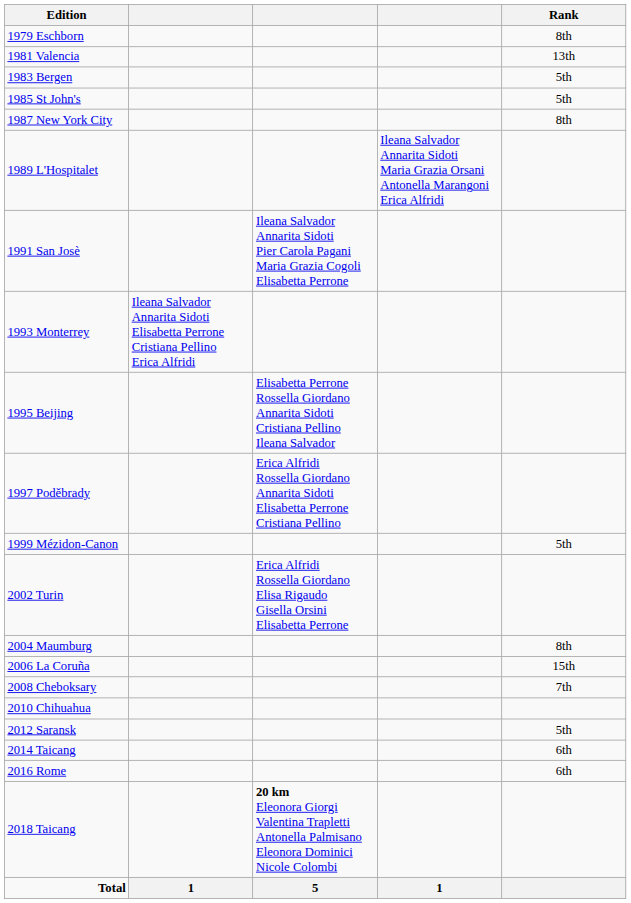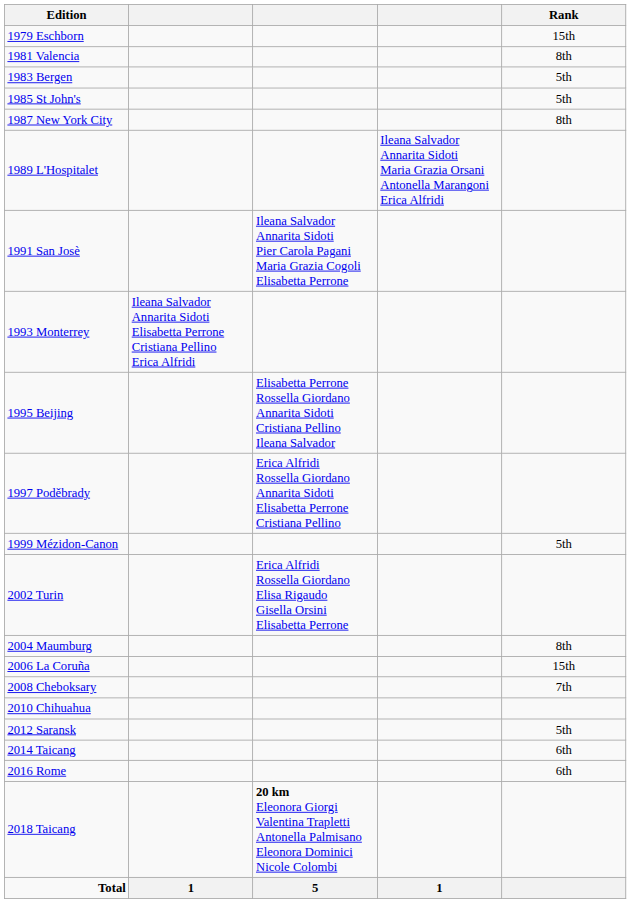(564, 36) 8th -> (564, 36) 15th
(564, 57) 13th -> (564, 57) 8th
